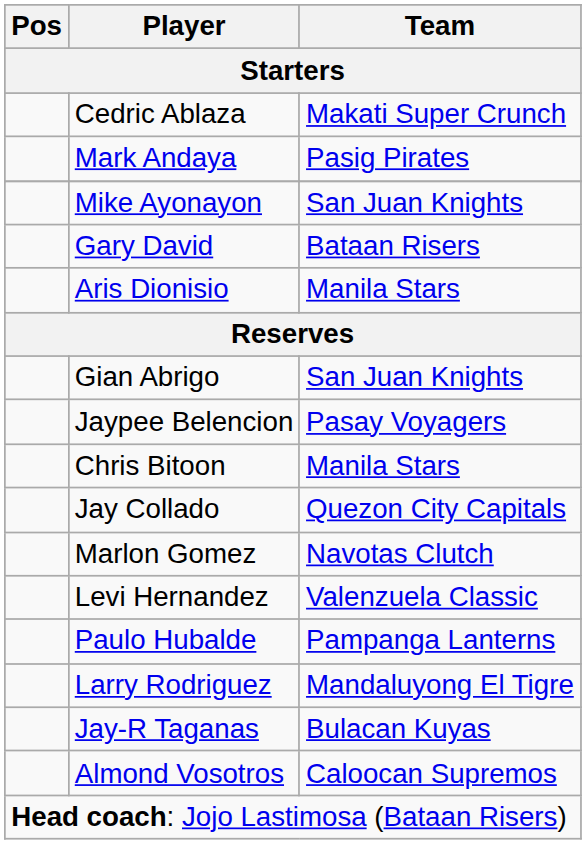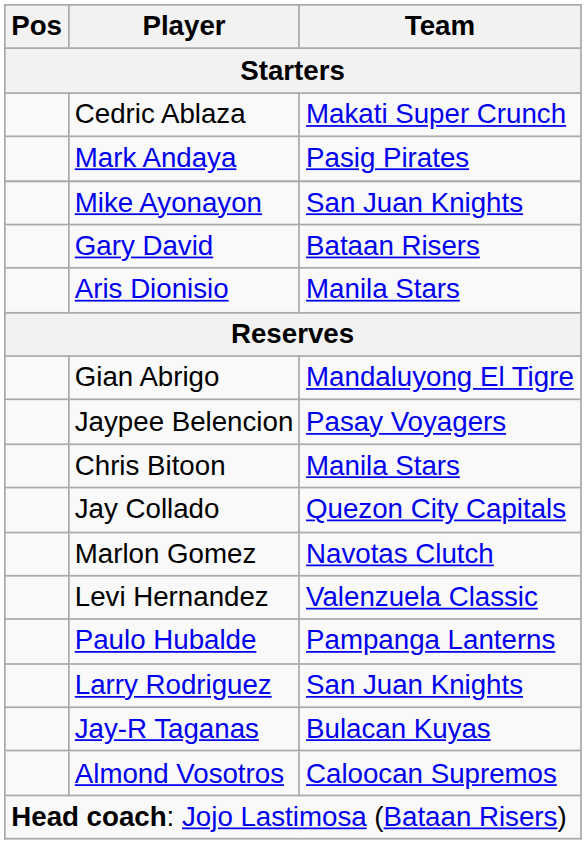(415, 377) San Juan Knights -> (440, 377) Mandaluyong El Tigre
(440, 684) Mandaluyong El Tigre -> (415, 684) San Juan Knights
